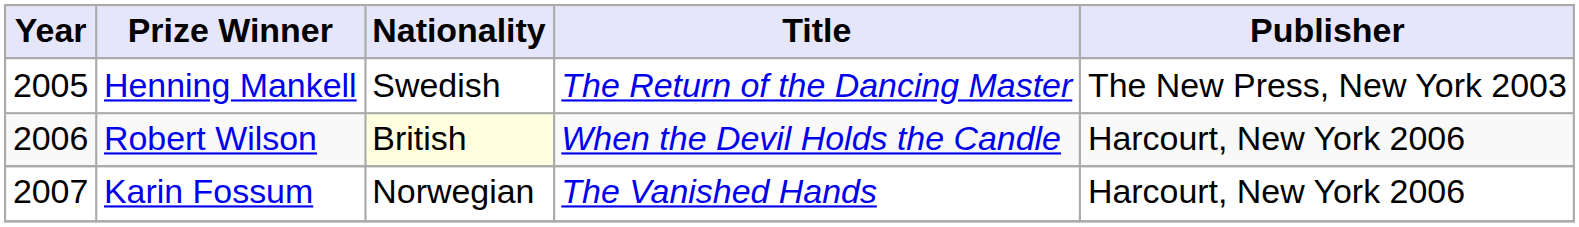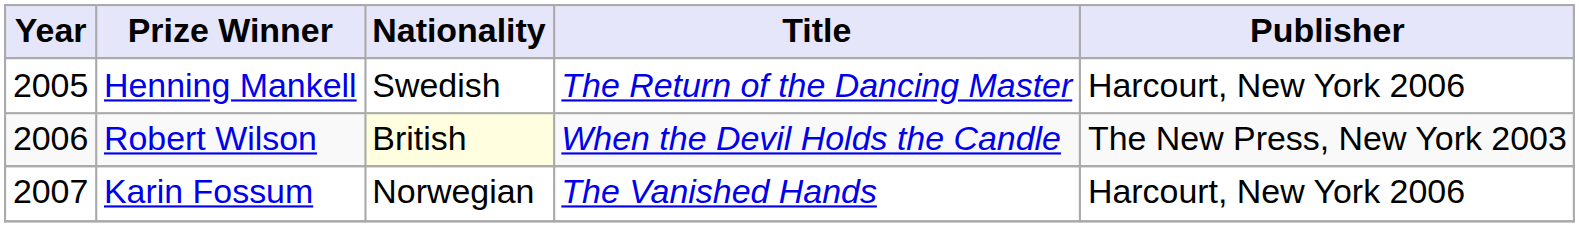(1327, 85) The New Press, New York 2003 -> (1276, 85) Harcourt, New York 2006
(1276, 138) Harcourt, New York 2006 -> (1327, 138) The New Press, New York 2003
